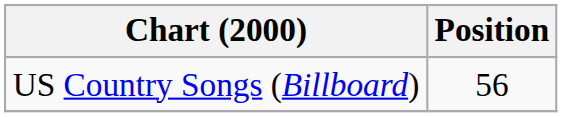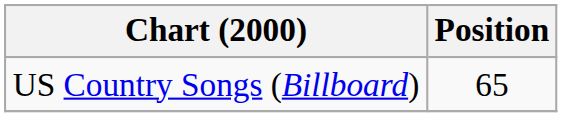(492, 83) 56 -> (492, 83) 65
